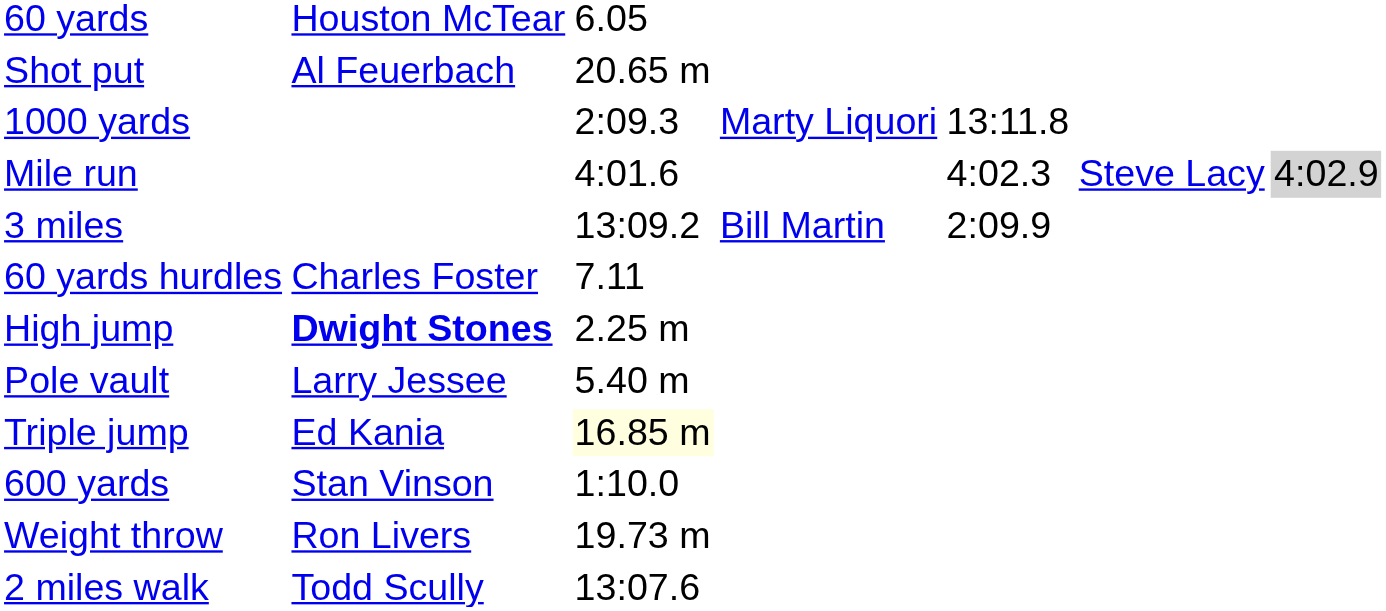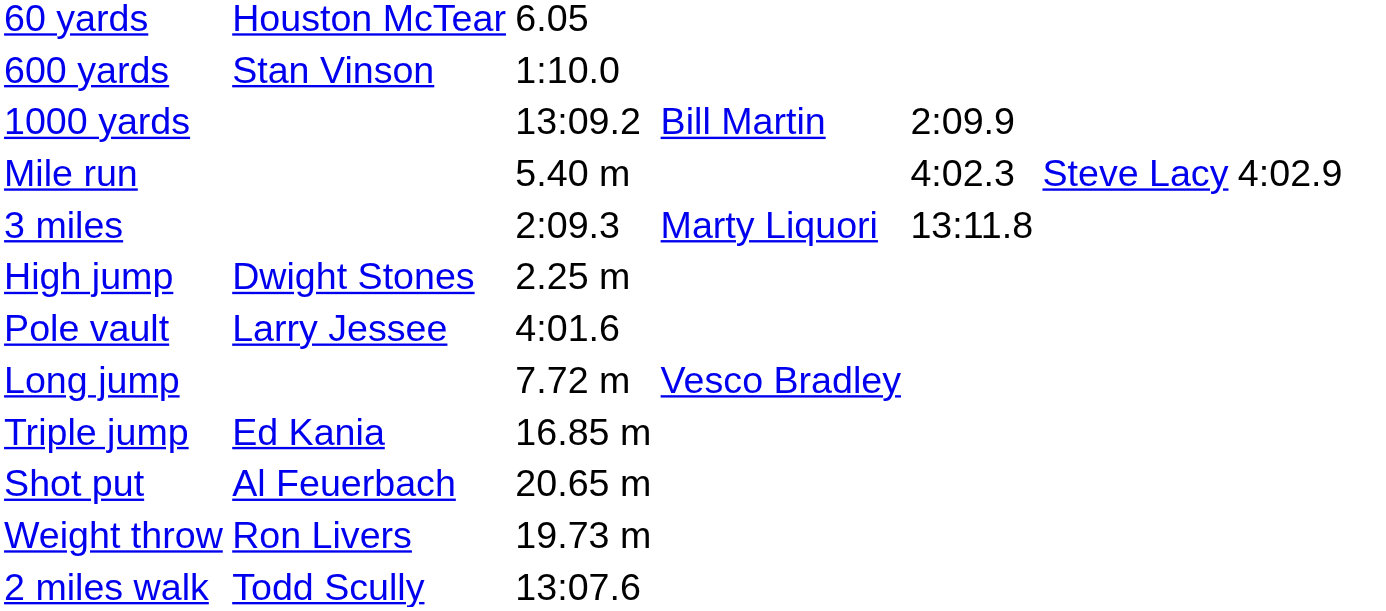rows swapped: (87, 483) <-> (74, 70)
(627, 121) 2:09.3 -> (578, 121) 13:09.2
(829, 121) Marty Liquori -> (743, 121) Bill Martin
(1008, 121) 13:11.8 -> (963, 121) 2:09.9
(627, 173) 4:01.6 -> (573, 173) 5.40 m
(1326, 173) lightgrey background -> (1290, 173) no background
(637, 225) 13:09.2 -> (568, 225) 2:09.3
(802, 225) Bill Martin -> (769, 225) Marty Liquori
(999, 225) 2:09.9 -> (972, 225) 13:11.8
- row: (143, 277)
(422, 328) bold -> (353, 277) normal
(632, 380) 5.40 m -> (568, 328) 4:01.6
+ row: (92, 380)
(643, 432) lightyellow background -> (583, 432) no background
